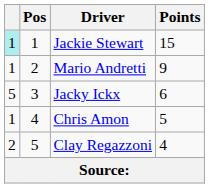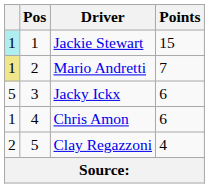(12, 68) no background -> (12, 68) khaki background
(163, 68) 9 -> (163, 68) 7
(163, 119) 5 -> (163, 119) 6
